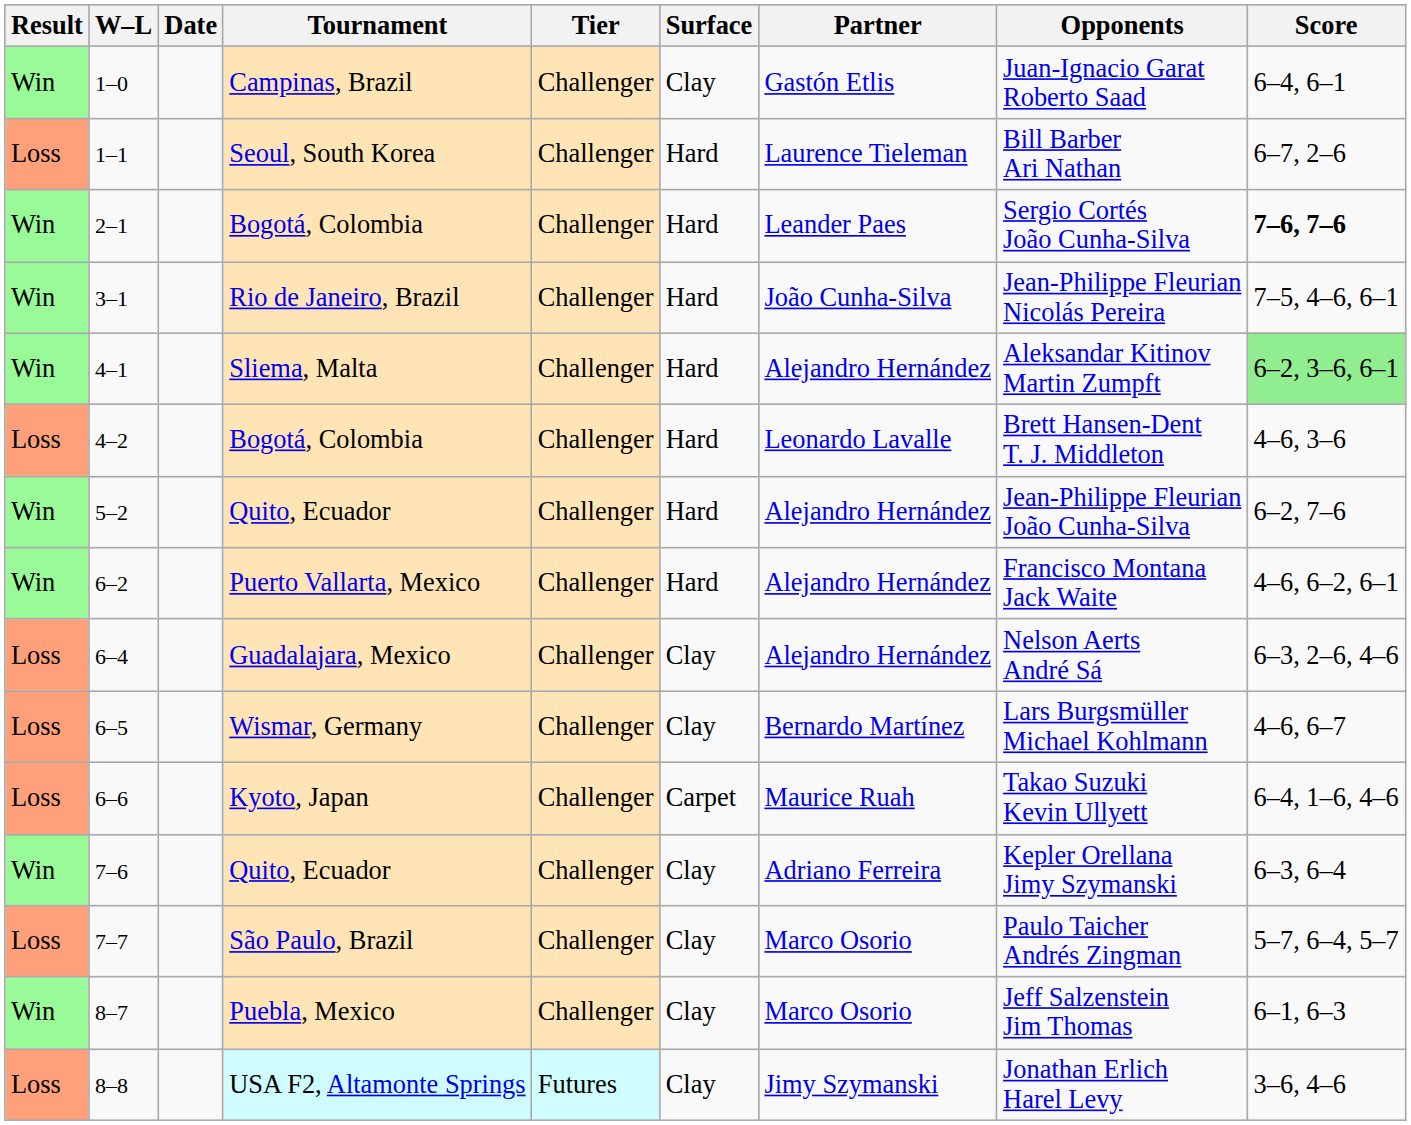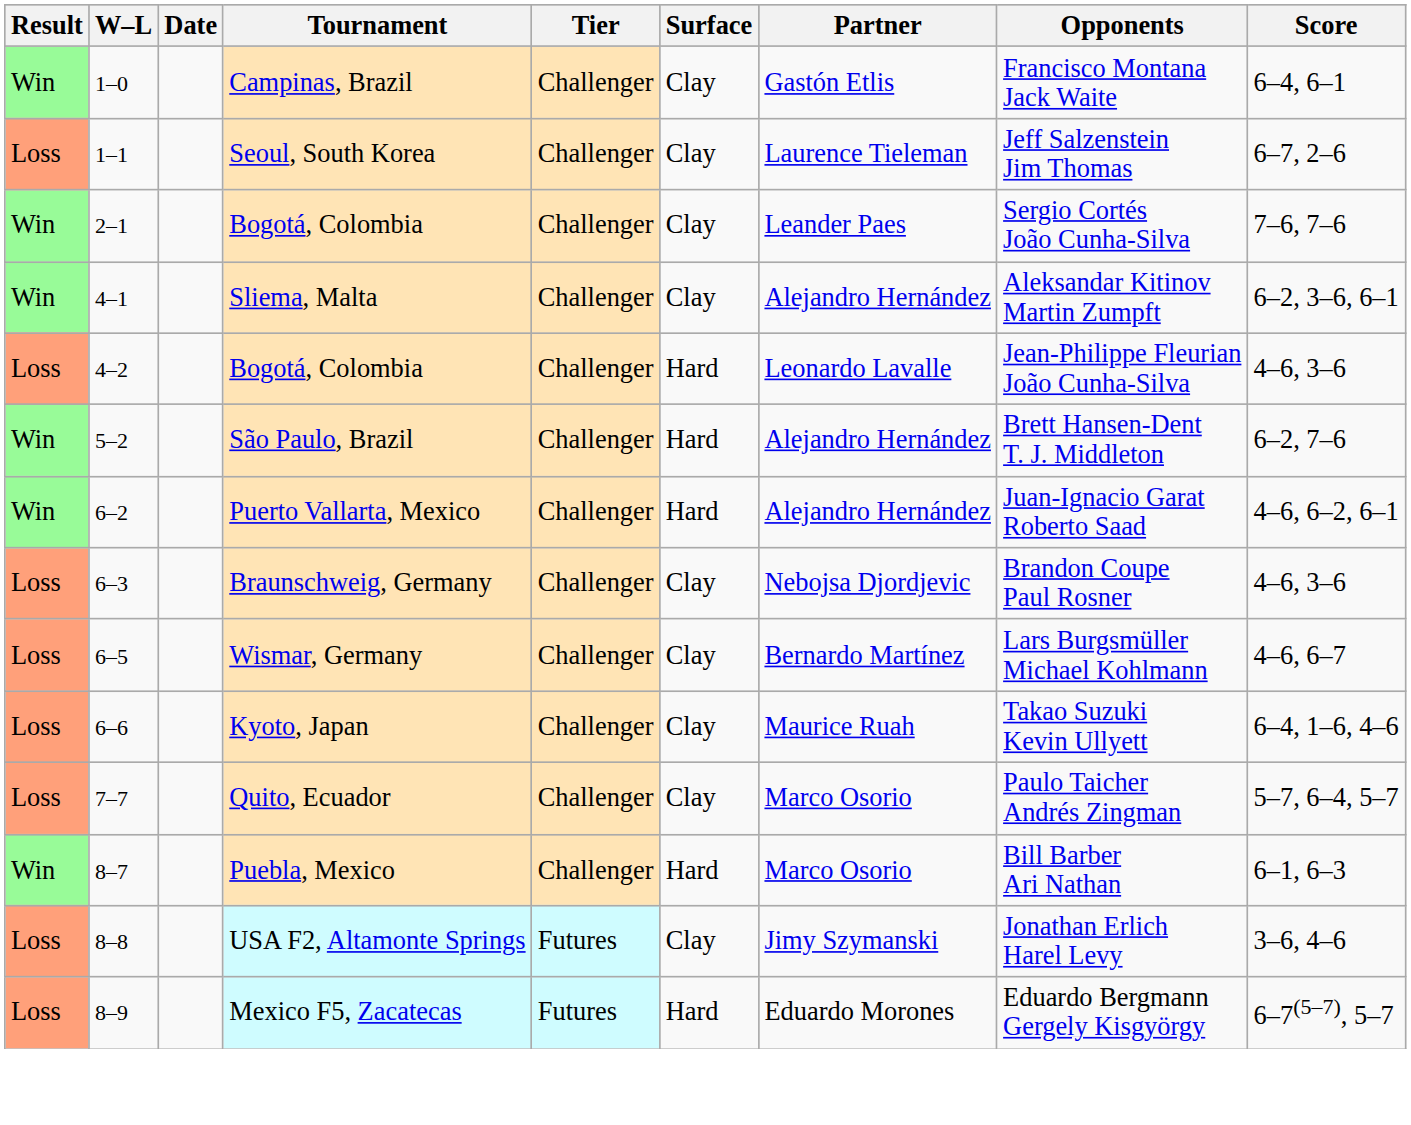(1104, 82) Juan-Ignacio Garat Roberto Saad -> (1105, 82) Francisco Montana Jack Waite
(692, 153) Hard -> (691, 153) Clay
(1062, 153) Bill Barber Ari Nathan -> (1086, 153) Jeff Salzenstein Jim Thomas
(692, 225) Hard -> (691, 225) Clay
(1300, 225) bold -> (1300, 225) normal
- row: (111, 298)
(692, 368) Hard -> (691, 296) Clay
(1326, 368) lightgreen background -> (1326, 296) no background
(1102, 439) Brett Hansen-Dent T. J. Middleton -> (1122, 368) Jean-Philippe Fleurian João Cunha-Silva
(310, 511) Quito, Ecuador -> (321, 439) São Paulo, Brazil
(1122, 511) Jean-Philippe Fleurian João Cunha-Silva -> (1102, 439) Brett Hansen-Dent T. J. Middleton
(1105, 583) Francisco Montana Jack Waite -> (1104, 511) Juan-Ignacio Garat Roberto Saad
+ row: (111, 584)
- row: (111, 656)
(701, 797) Carpet -> (691, 726) Clay
- row: (111, 871)
(321, 940) São Paulo, Brazil -> (310, 797) Quito, Ecuador
(691, 1012) Clay -> (692, 869) Hard
(1086, 1012) Jeff Salzenstein Jim Thomas -> (1062, 869) Bill Barber Ari Nathan
+ row: (111, 1014)
